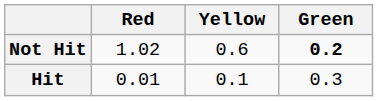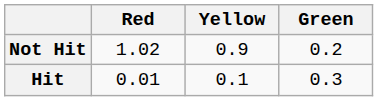(232, 50) 0.6 -> (232, 50) 0.9
(326, 50) bold -> (326, 50) normal
